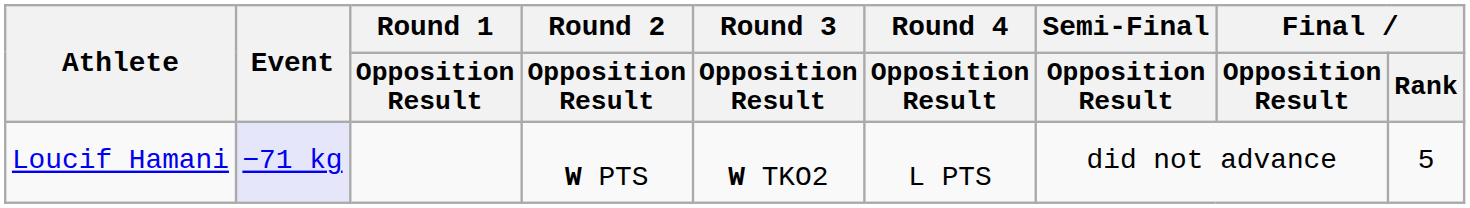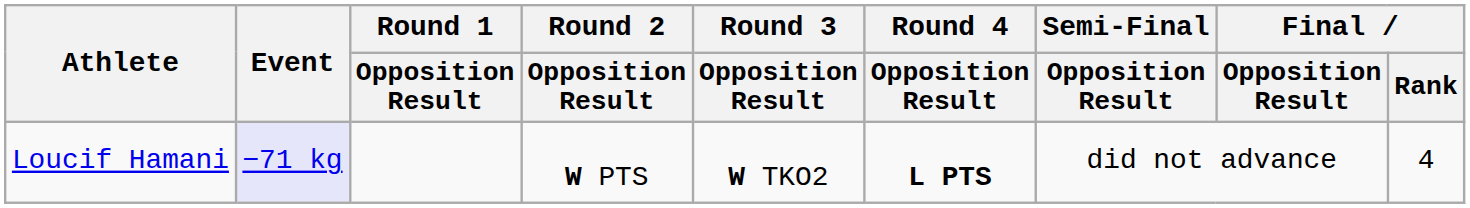(950, 178) normal -> (950, 178) bold
(1426, 162) 5 -> (1426, 162) 4
